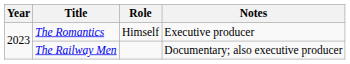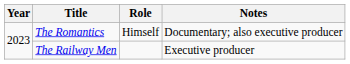(209, 31) Executive producer -> (253, 31) Documentary; also executive producer
(253, 50) Documentary; also executive producer -> (209, 50) Executive producer
